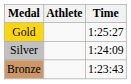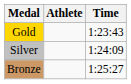(106, 32) 1:25:27 -> (106, 32) 1:23:43
(106, 69) 1:23:43 -> (106, 69) 1:25:27
